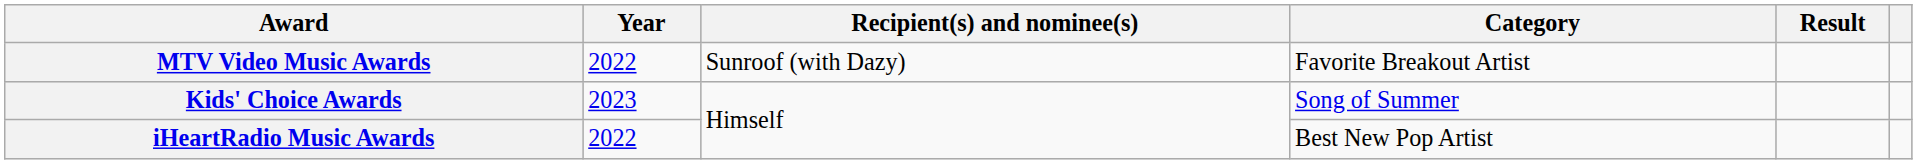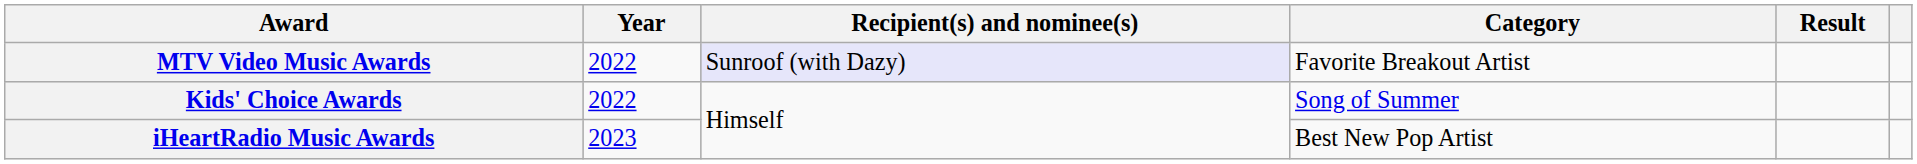(806, 61) no background -> (806, 61) lavender background
(612, 100) 2023 -> (612, 100) 2022
(612, 138) 2022 -> (612, 138) 2023
